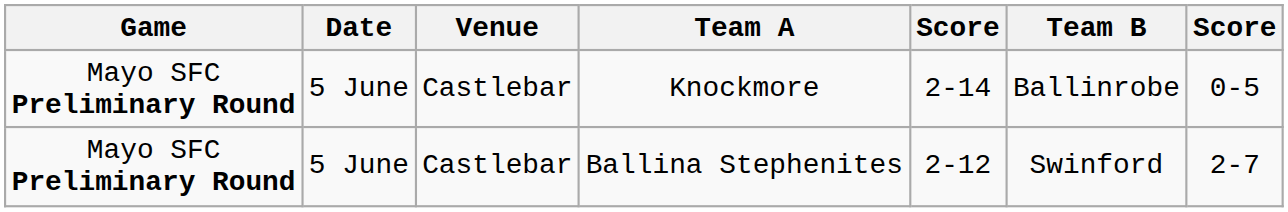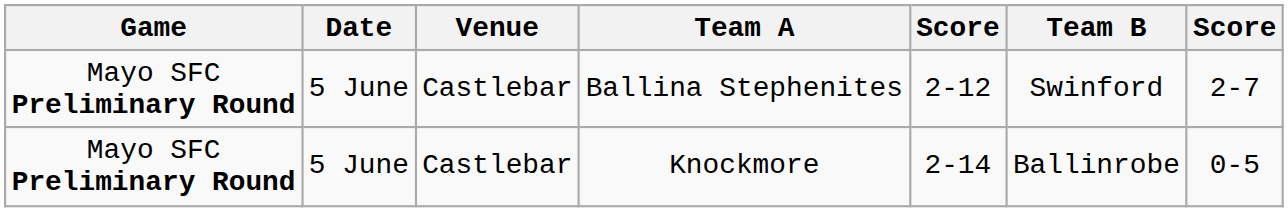rows swapped: (744, 167) <-> (744, 89)
